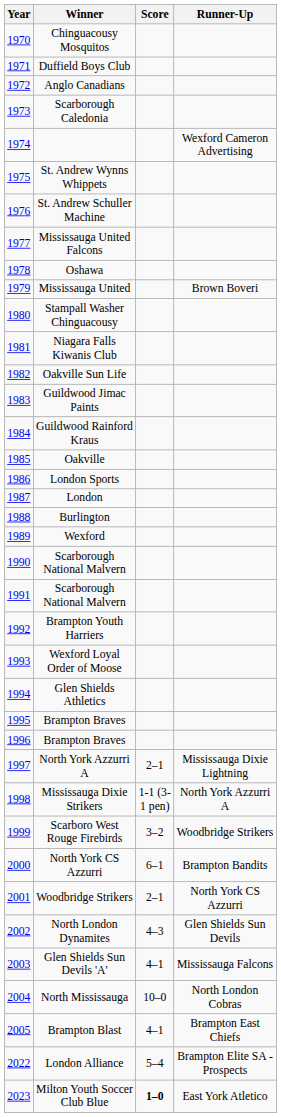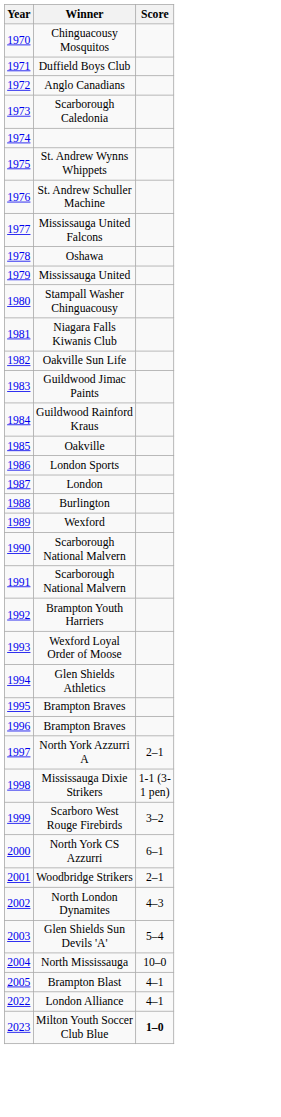- column: (225, 14)
(155, 964) 4–1 -> (155, 937) 5–4
(155, 1063) 5–4 -> (155, 1001) 4–1
